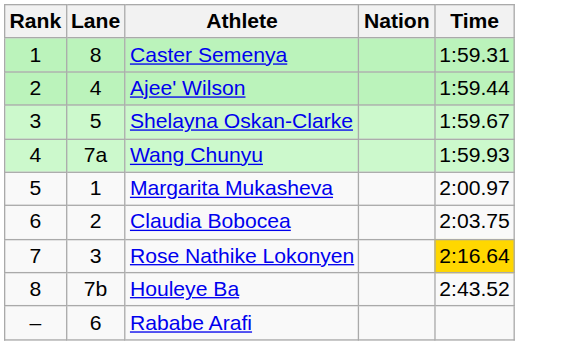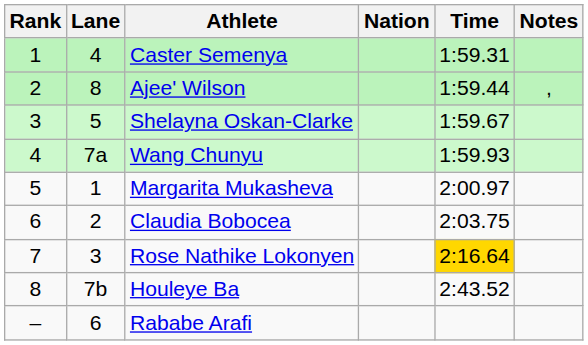+ column: (549, 21)
(96, 54) 8 -> (96, 54) 4
(96, 88) 4 -> (96, 88) 8
